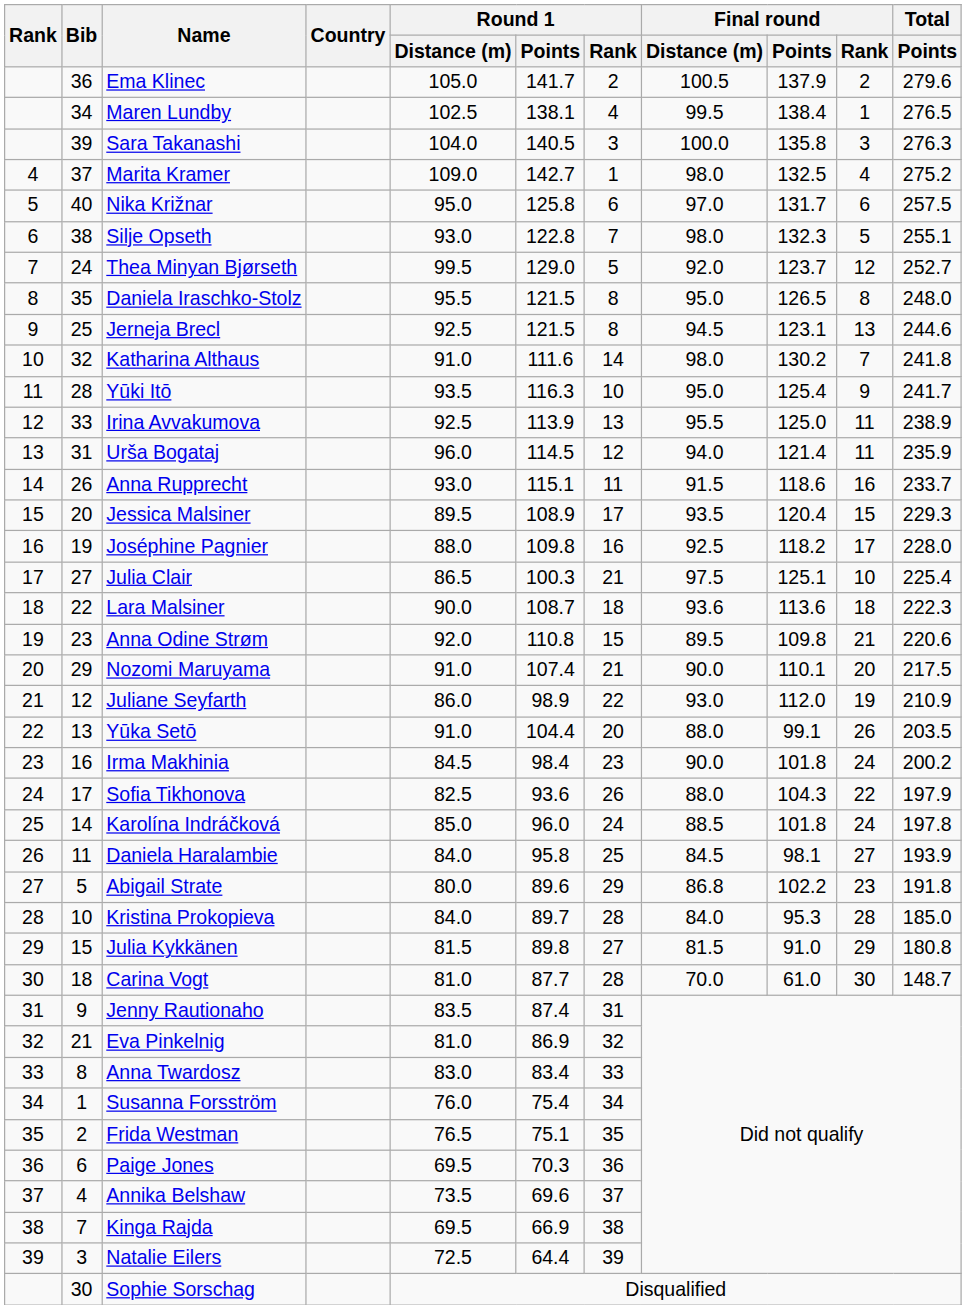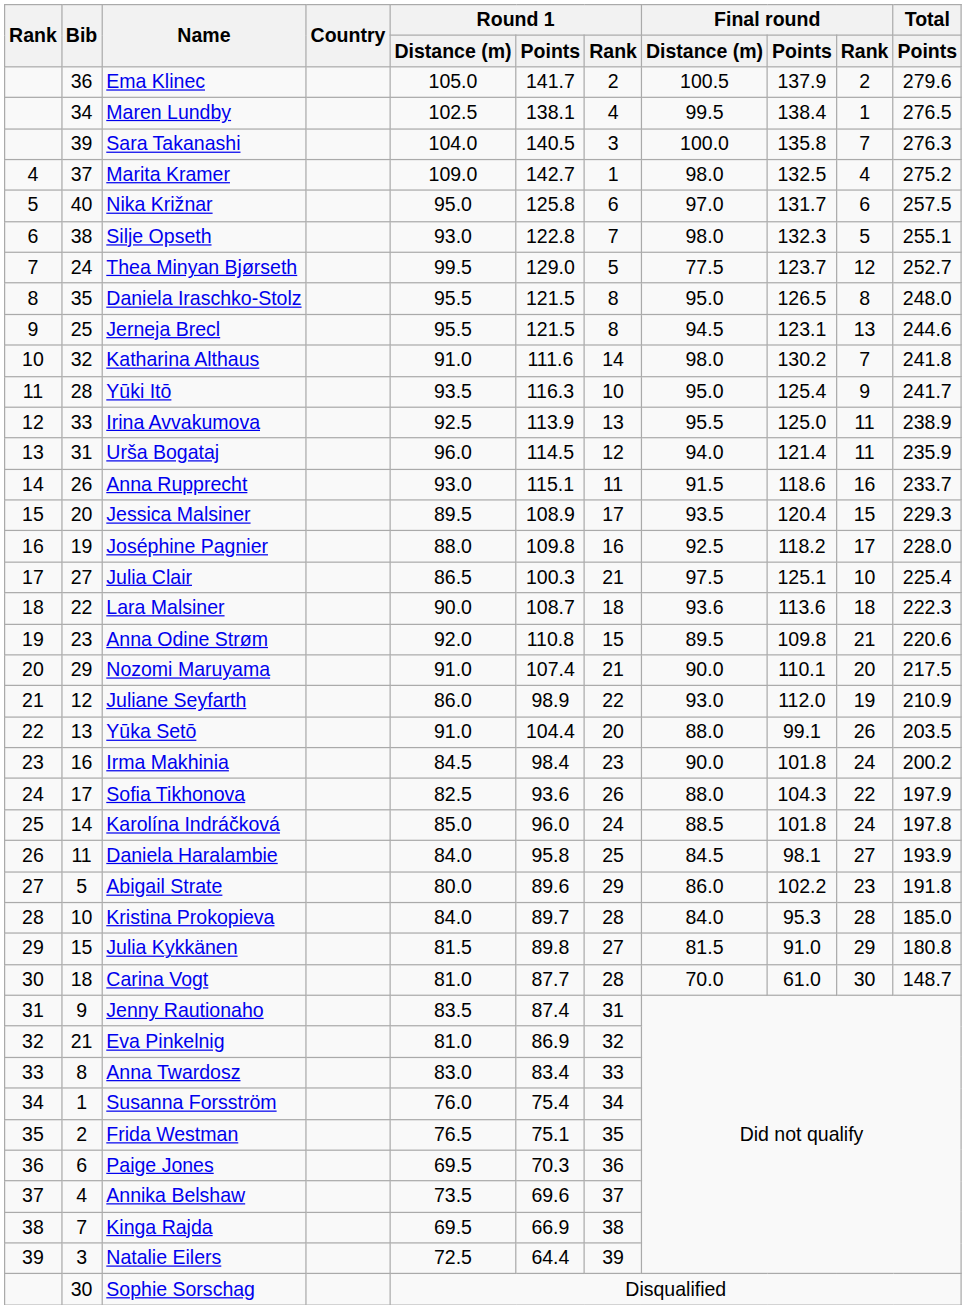(865, 143) 3 -> (865, 143) 7
(704, 267) 92.0 -> (704, 267) 77.5
(453, 329) 92.5 -> (453, 329) 95.5
(704, 886) 86.8 -> (704, 886) 86.0
